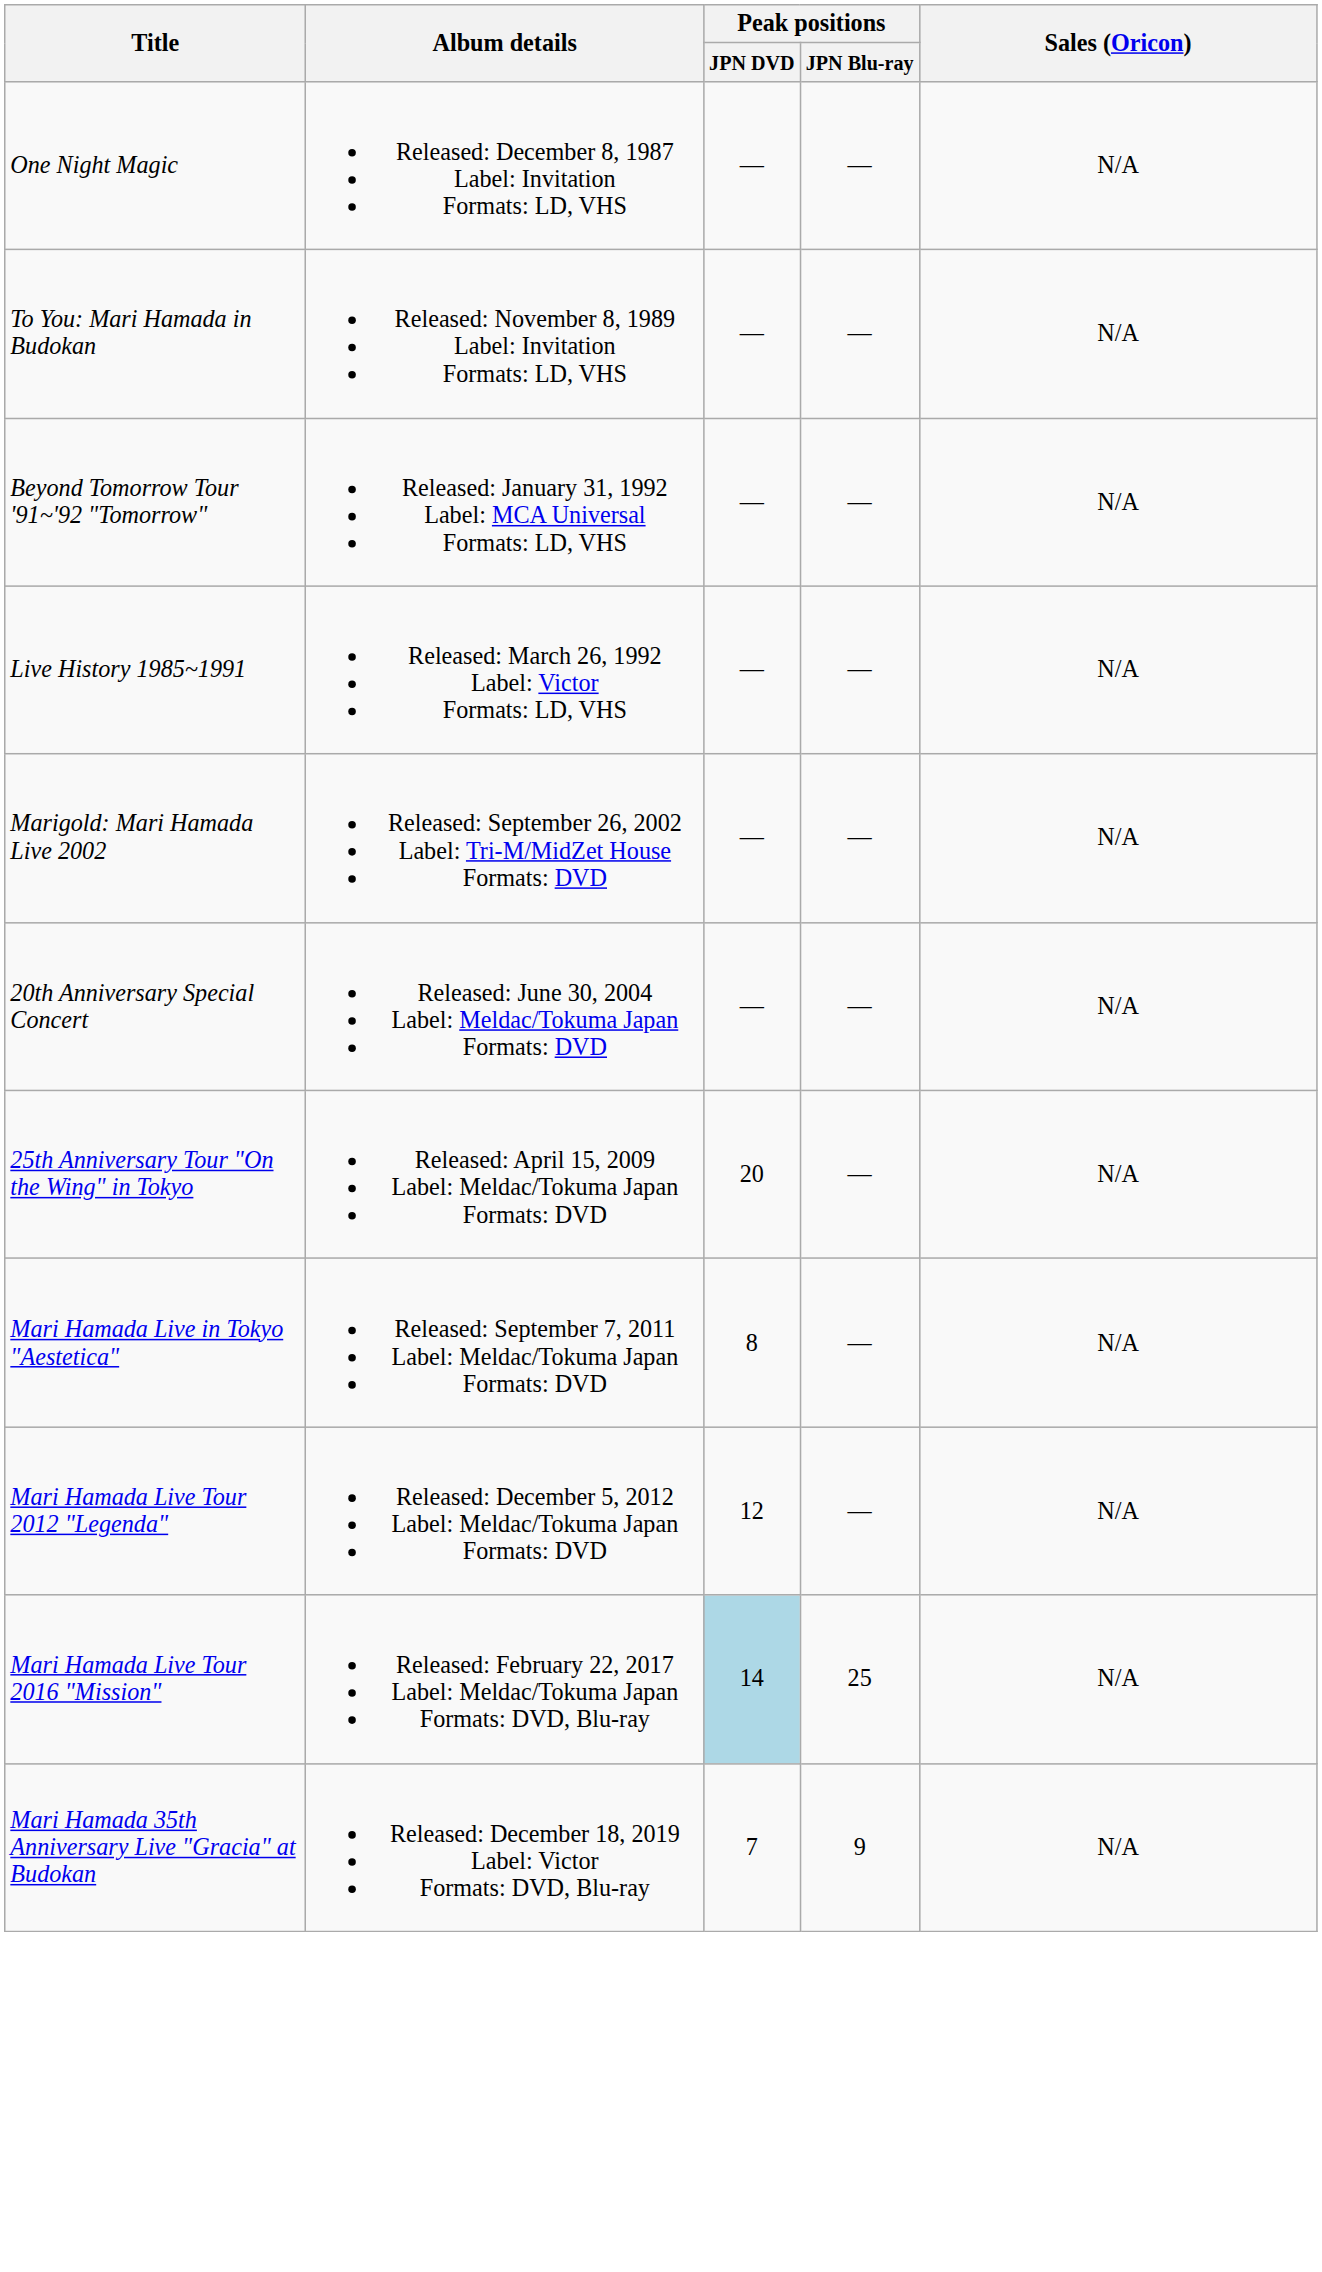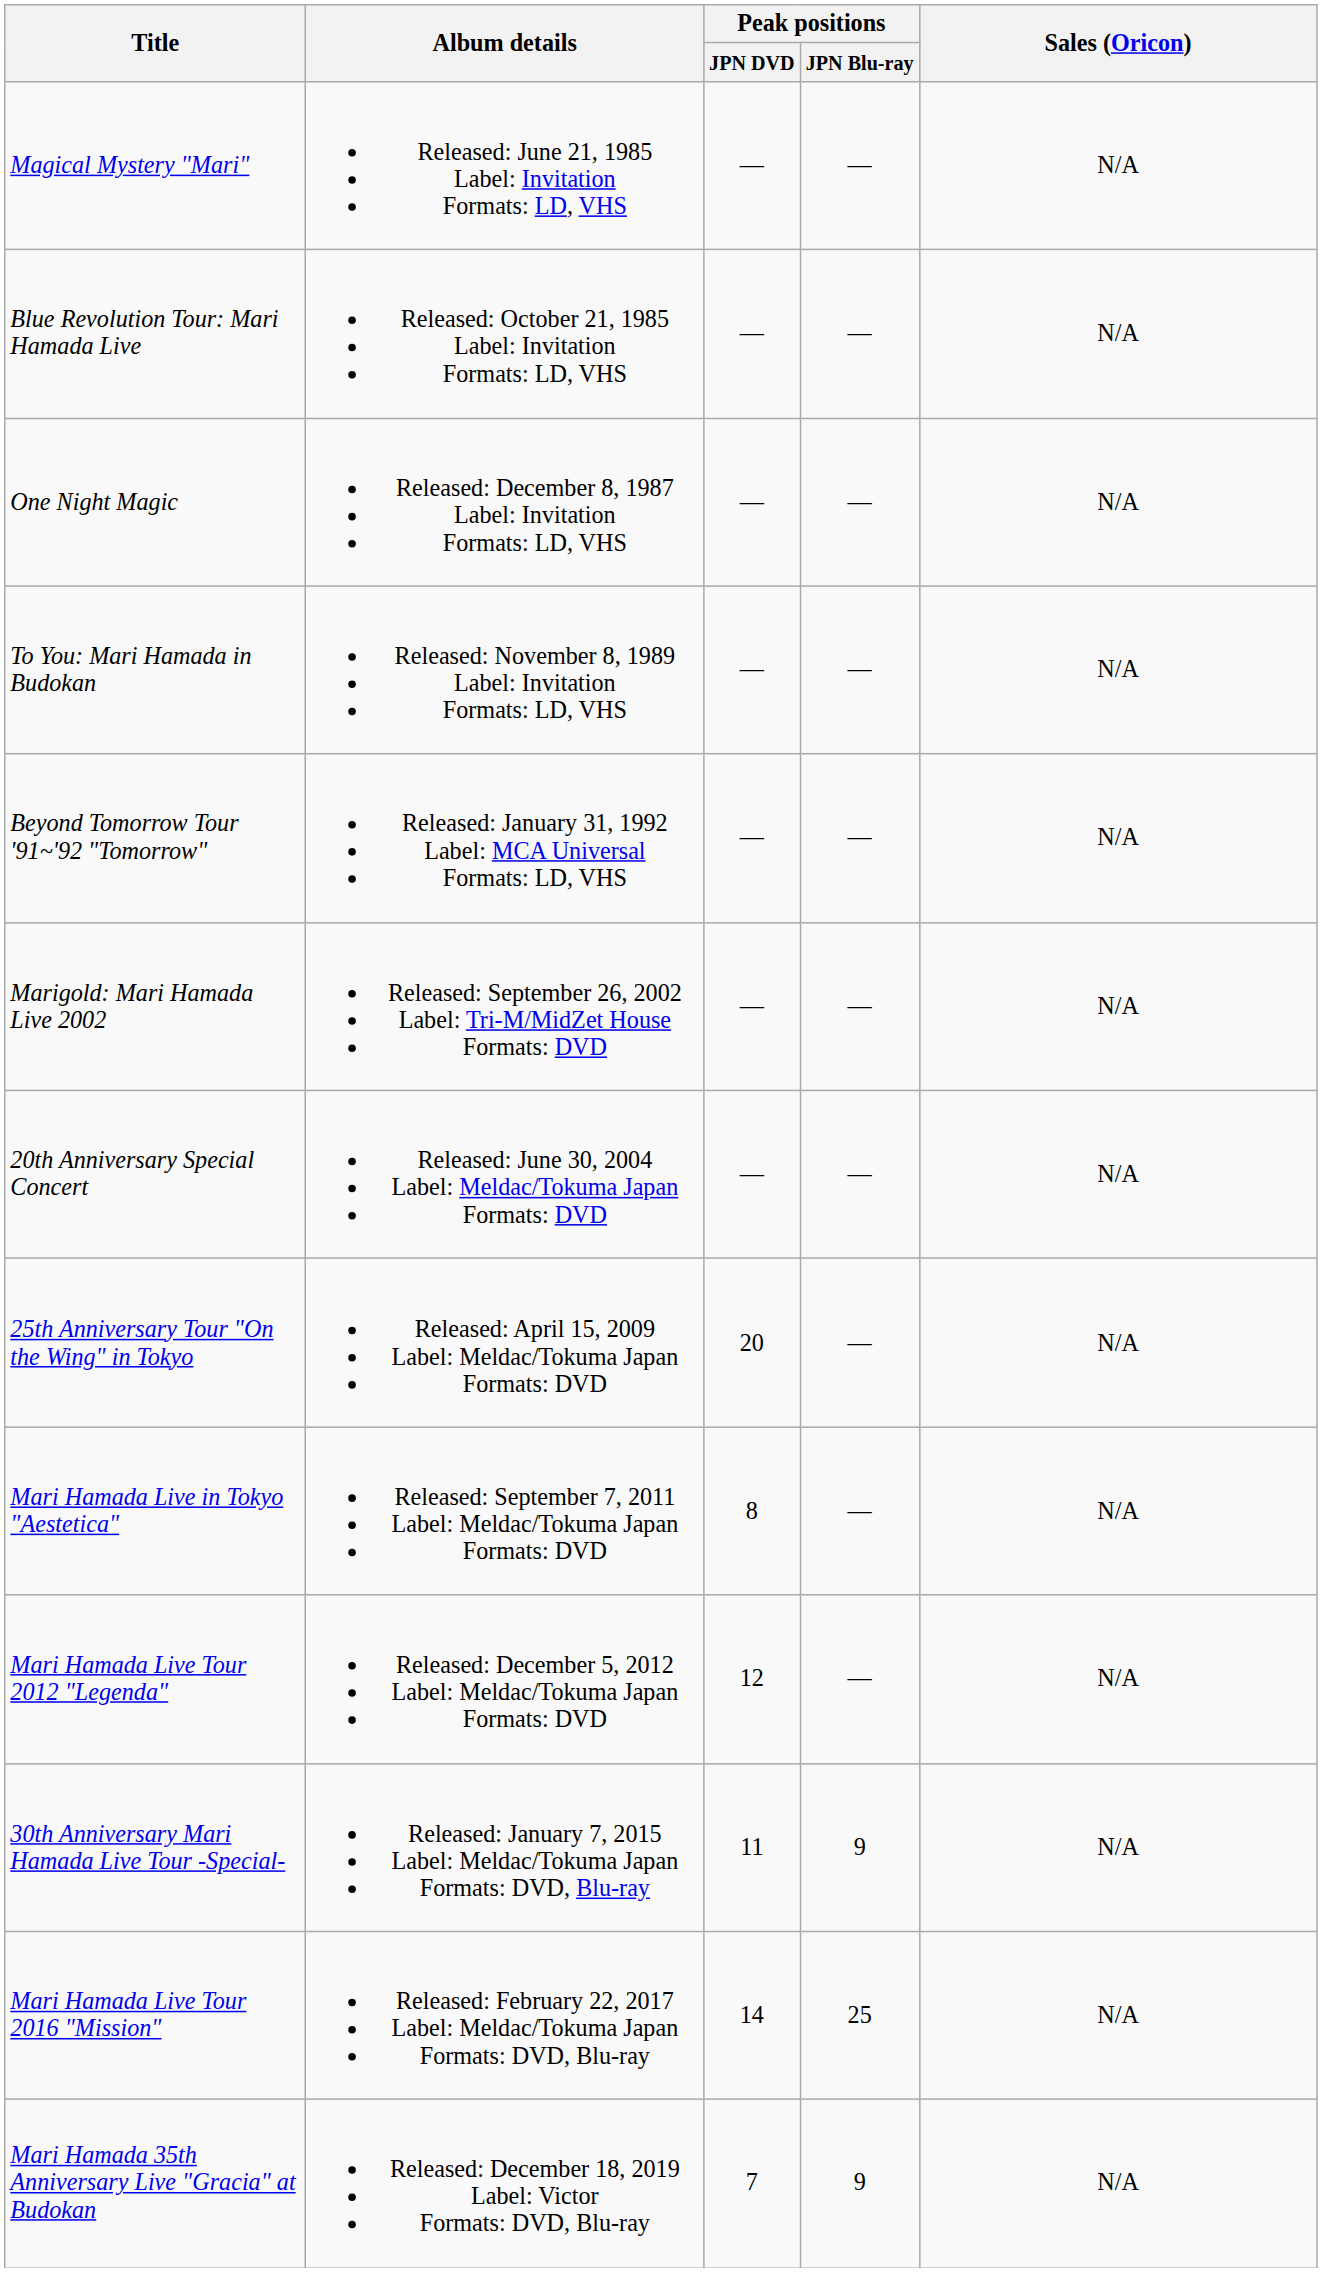+ row: (130, 165)
+ row: (144, 333)
- row: (128, 669)
+ row: (148, 1846)
(752, 1678) lightblue background -> (752, 2015) no background
